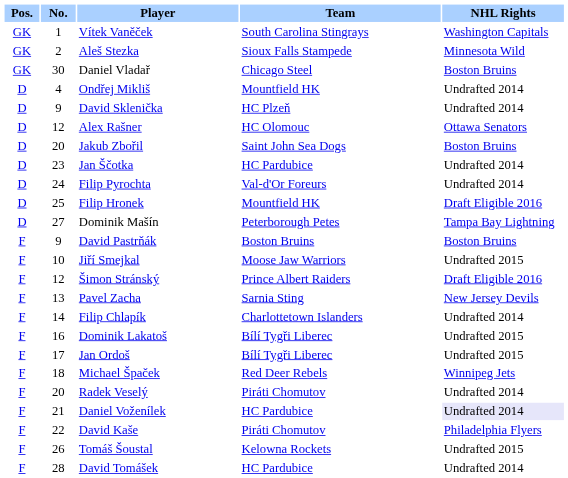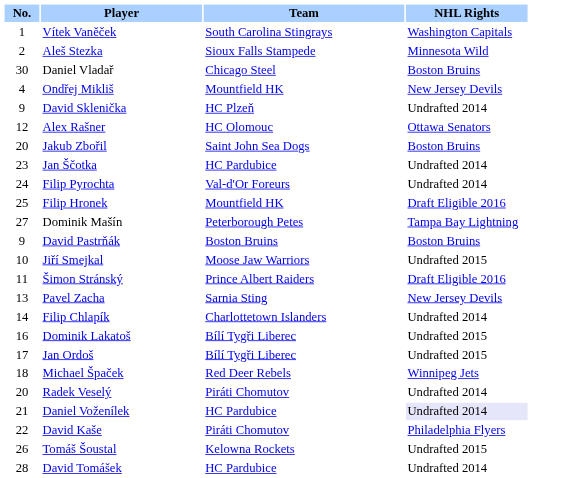- column: (22, 13)
(484, 89) Undrafted 2014 -> (455, 89) New Jersey Devils
(58, 278) 12 -> (22, 278) 11
